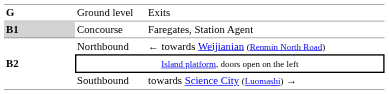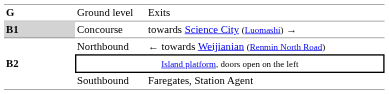(201, 29) Faregates, Station Agent -> (222, 29) towards Science City (Luomashi) →
(222, 81) towards Science City (Luomashi) → -> (201, 81) Faregates, Station Agent
